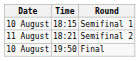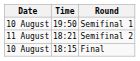(65, 24) 18:15 -> (65, 24) 19:50
(65, 50) 19:50 -> (65, 50) 18:15
